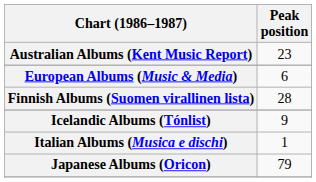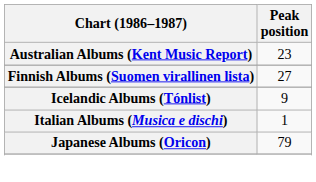- row: (131, 76)
(285, 98) 28 -> (285, 76) 27
